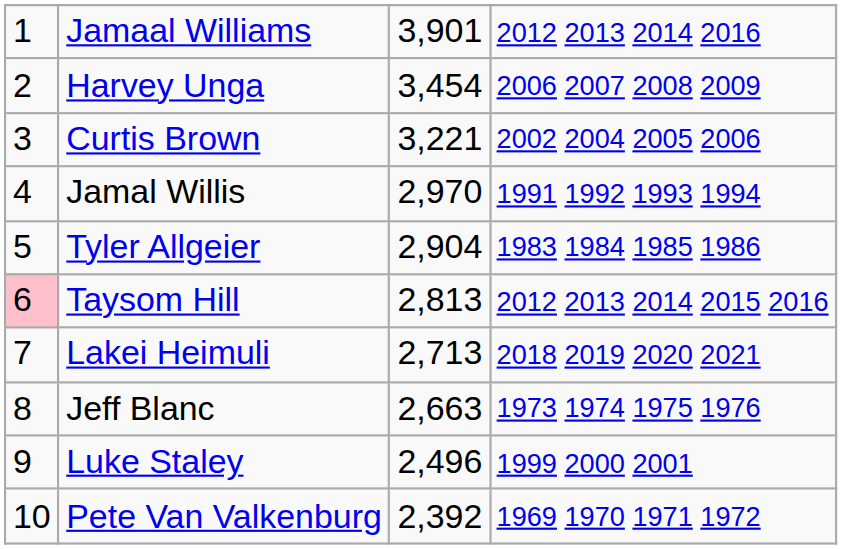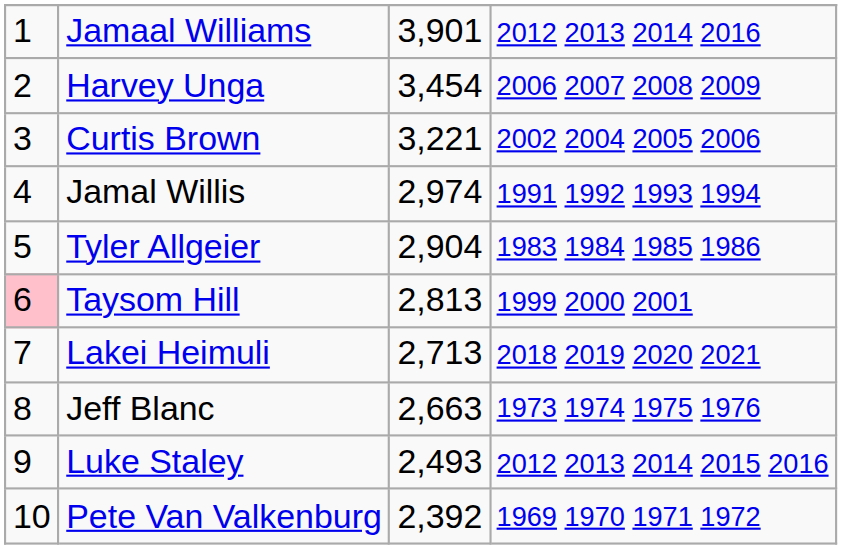(440, 192) 2,970 -> (440, 192) 2,974
(663, 301) 2012 2013 2014 2015 2016 -> (595, 301) 1999 2000 2001
(440, 461) 2,496 -> (440, 461) 2,493
(595, 462) 1999 2000 2001 -> (663, 462) 2012 2013 2014 2015 2016
